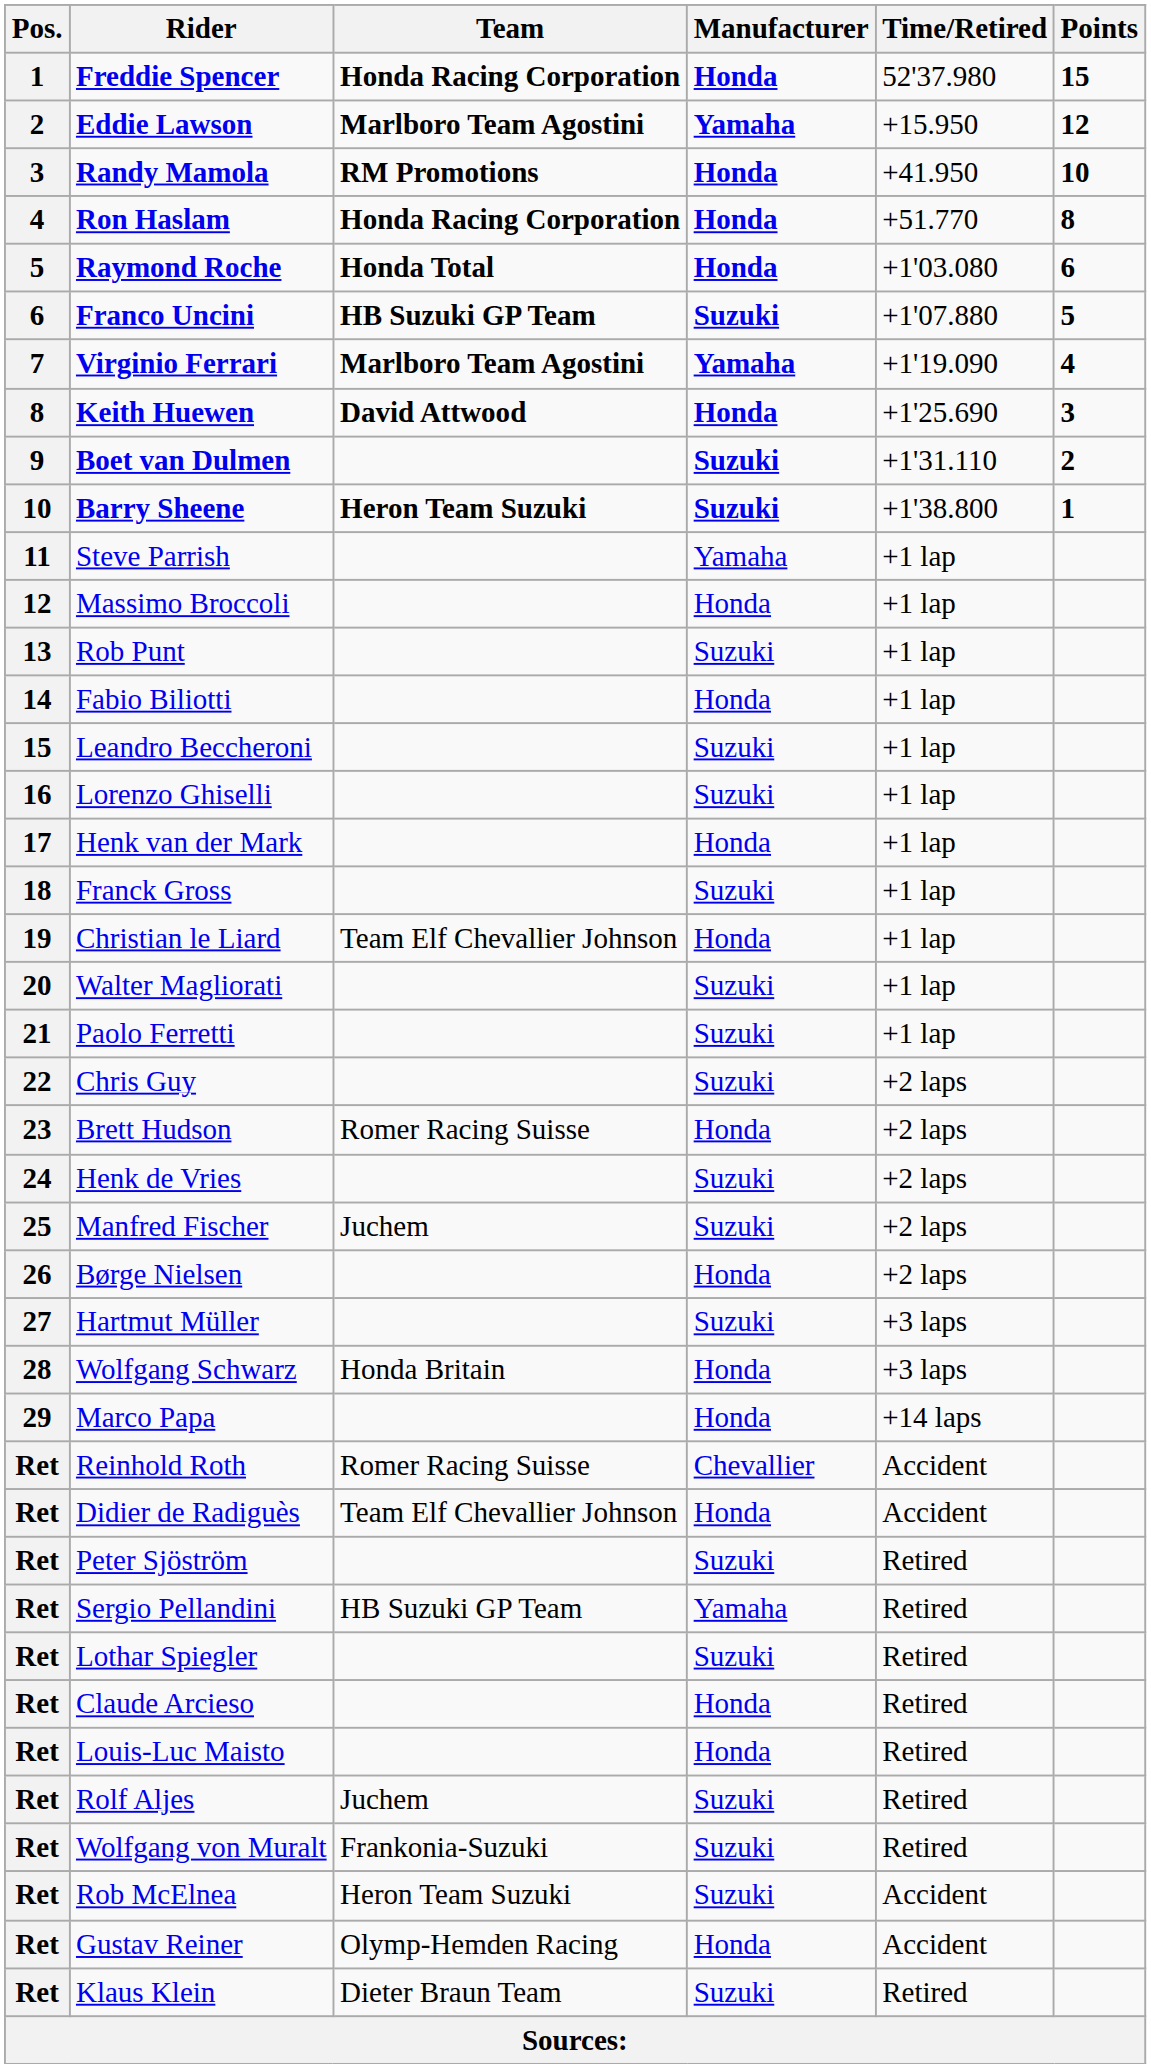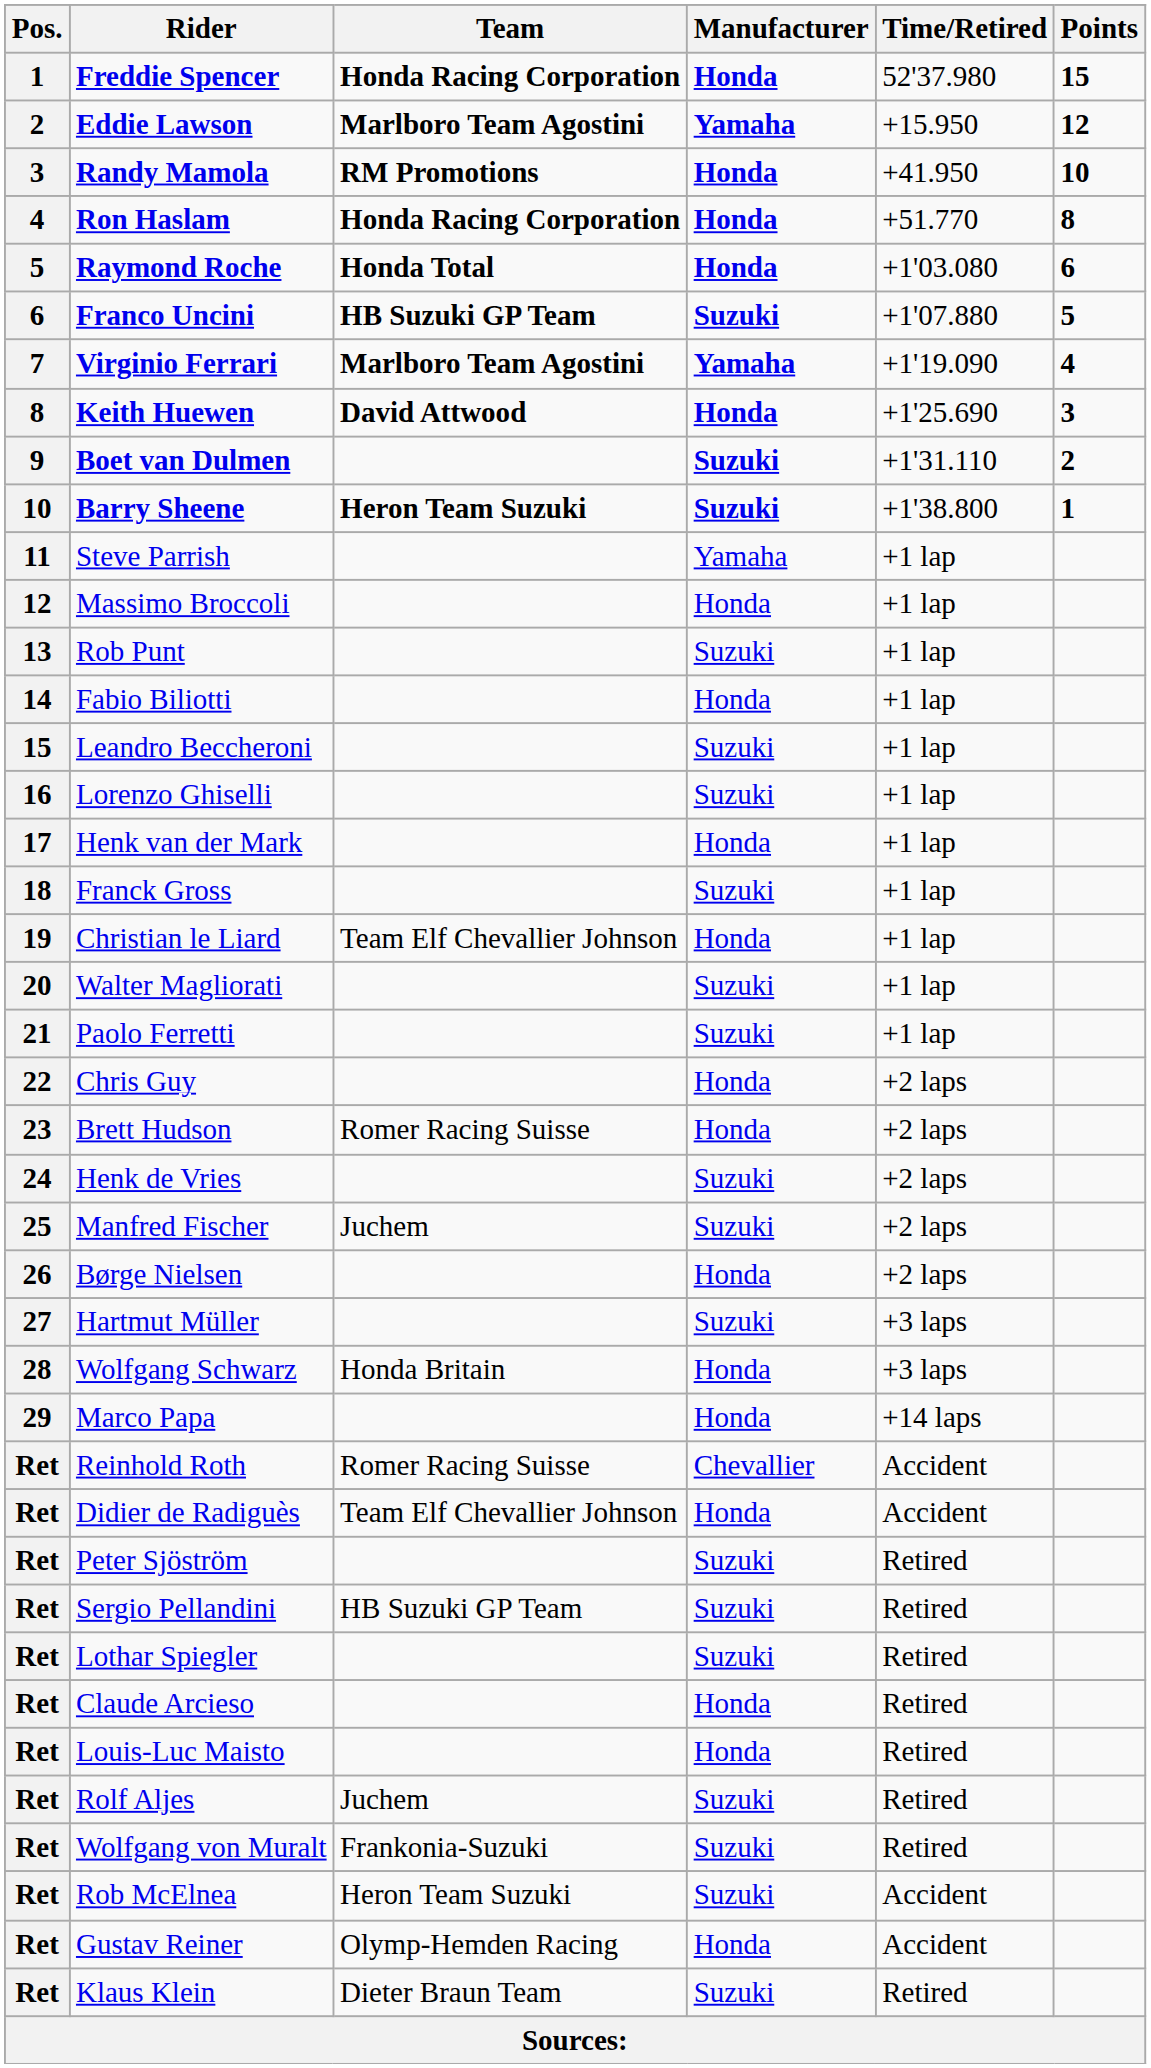(734, 1081) Suzuki -> (732, 1081) Honda
(741, 1608) Yamaha -> (734, 1608) Suzuki
